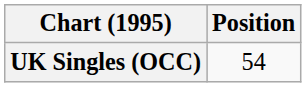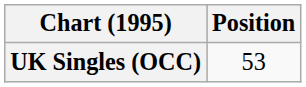(254, 61) 54 -> (254, 61) 53
